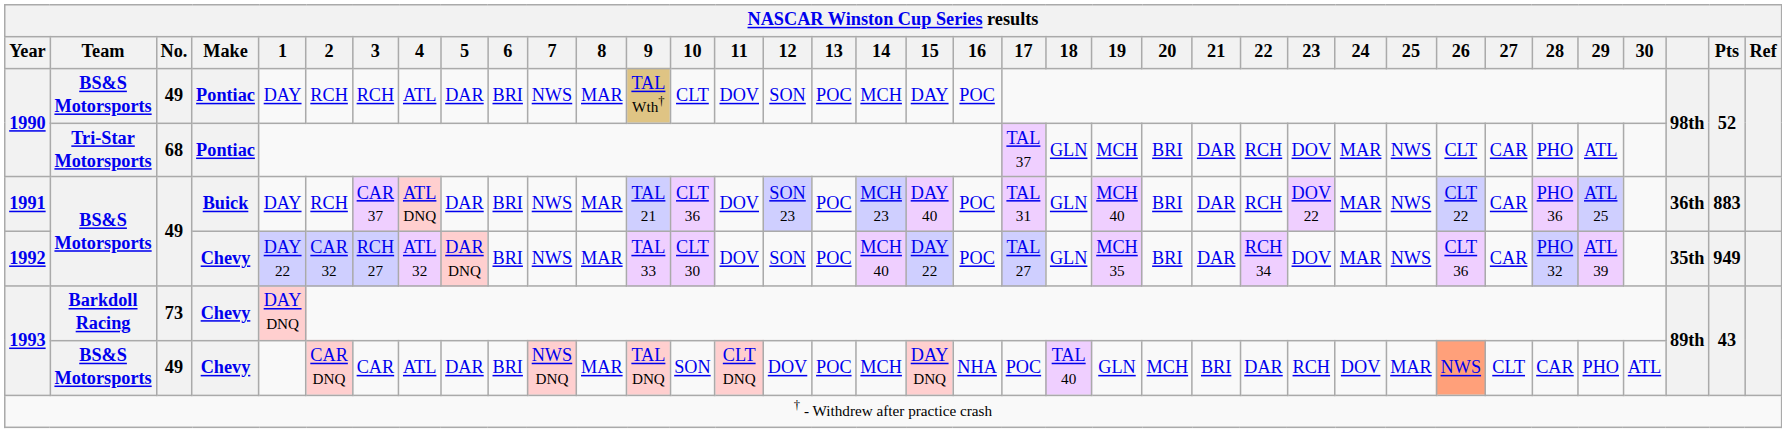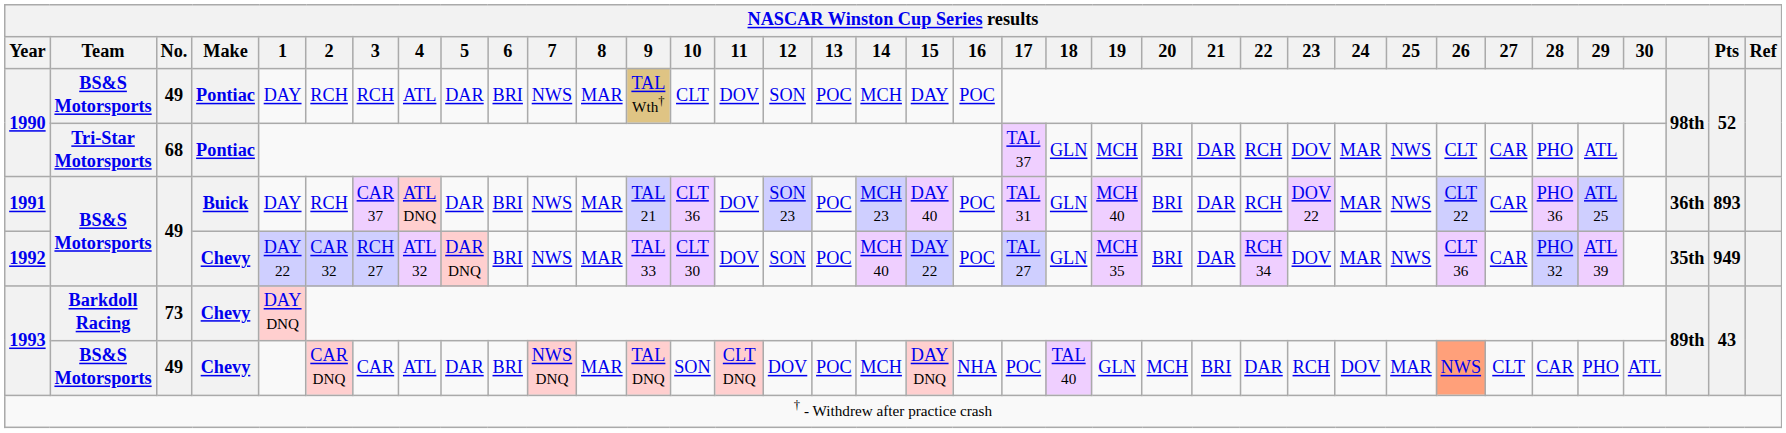(1727, 204) 883 -> (1727, 204) 893
